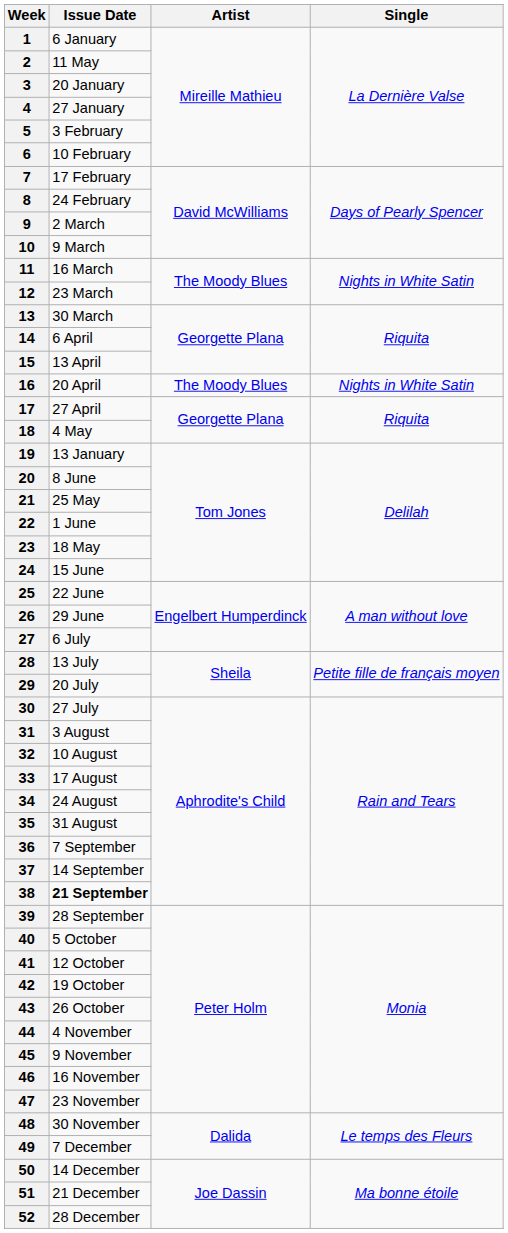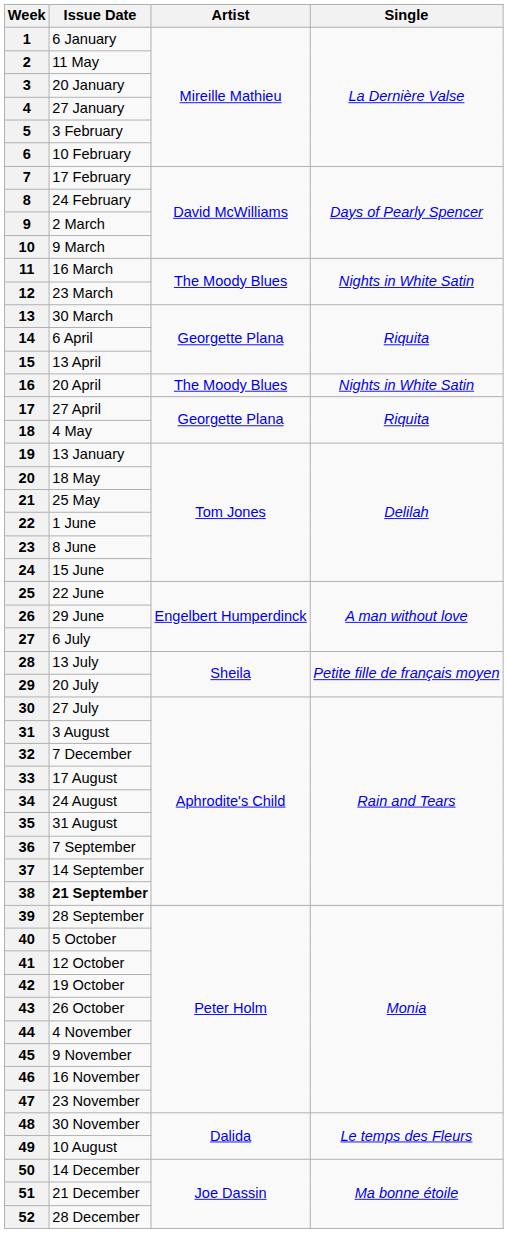(74, 477) 8 June -> (76, 477) 18 May
(76, 547) 18 May -> (74, 547) 8 June
(85, 754) 10 August -> (92, 754) 7 December
(92, 1147) 7 December -> (85, 1147) 10 August
